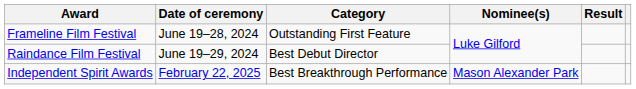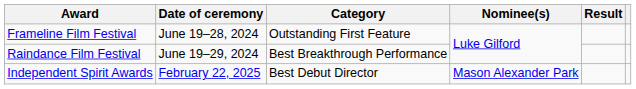(323, 53) Best Debut Director -> (358, 53) Best Breakthrough Performance
(358, 73) Best Breakthrough Performance -> (323, 73) Best Debut Director
